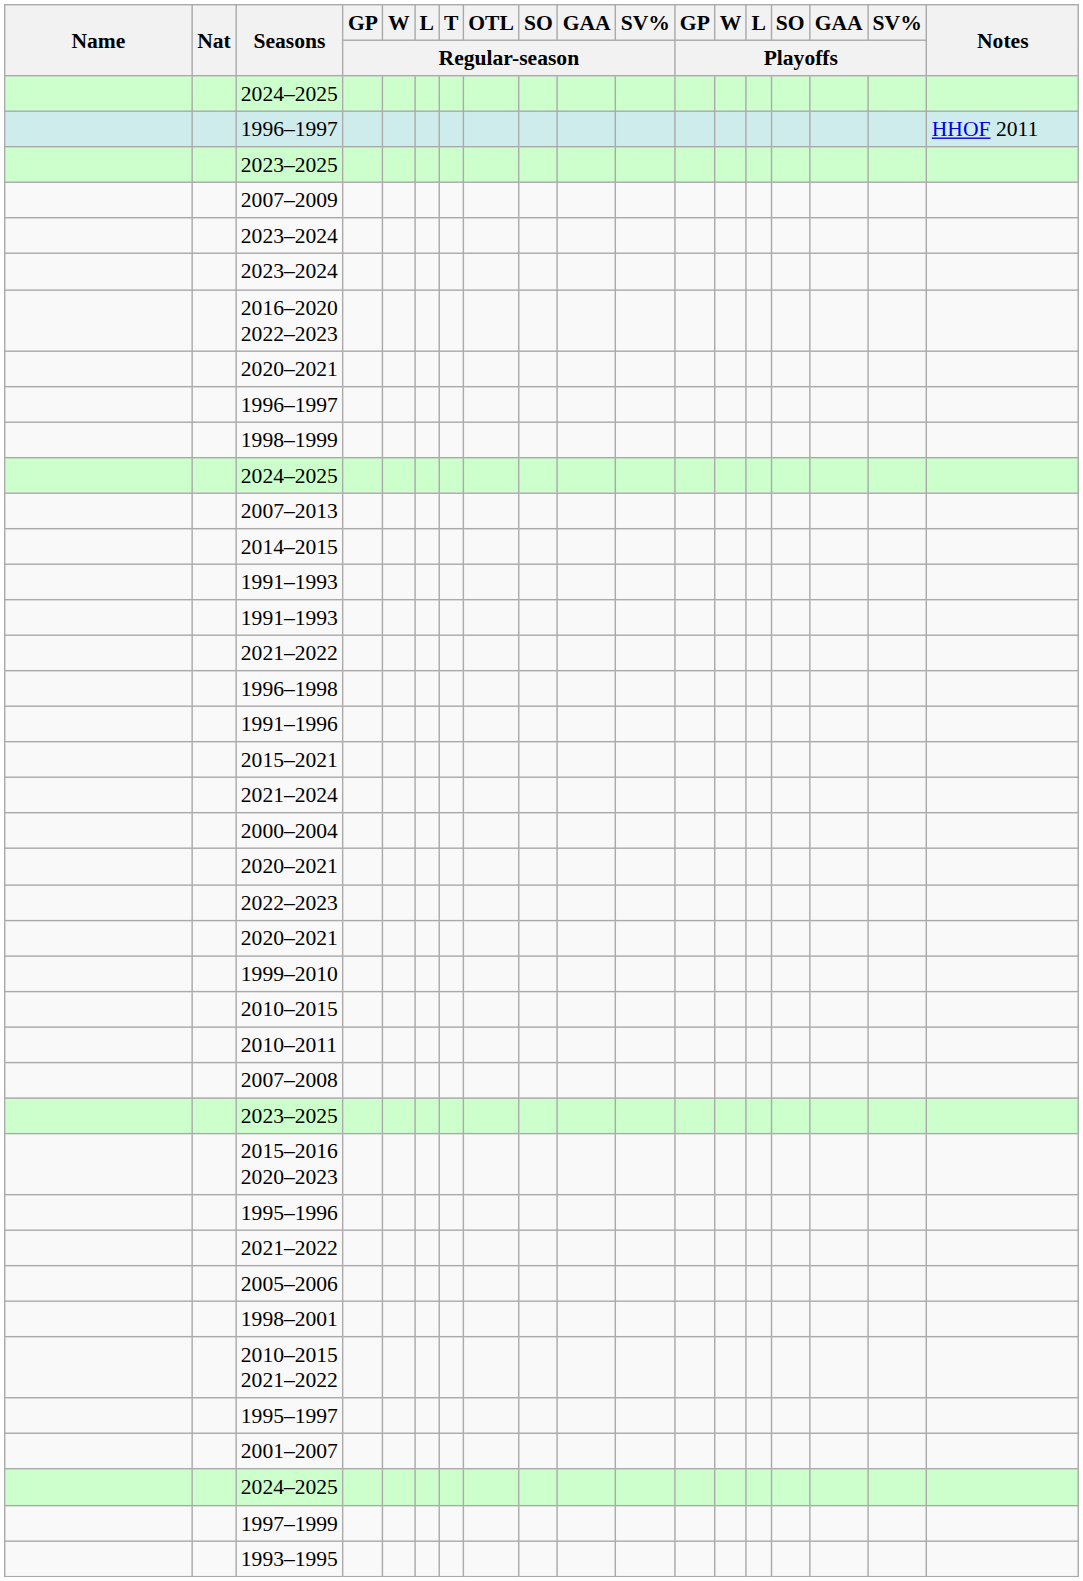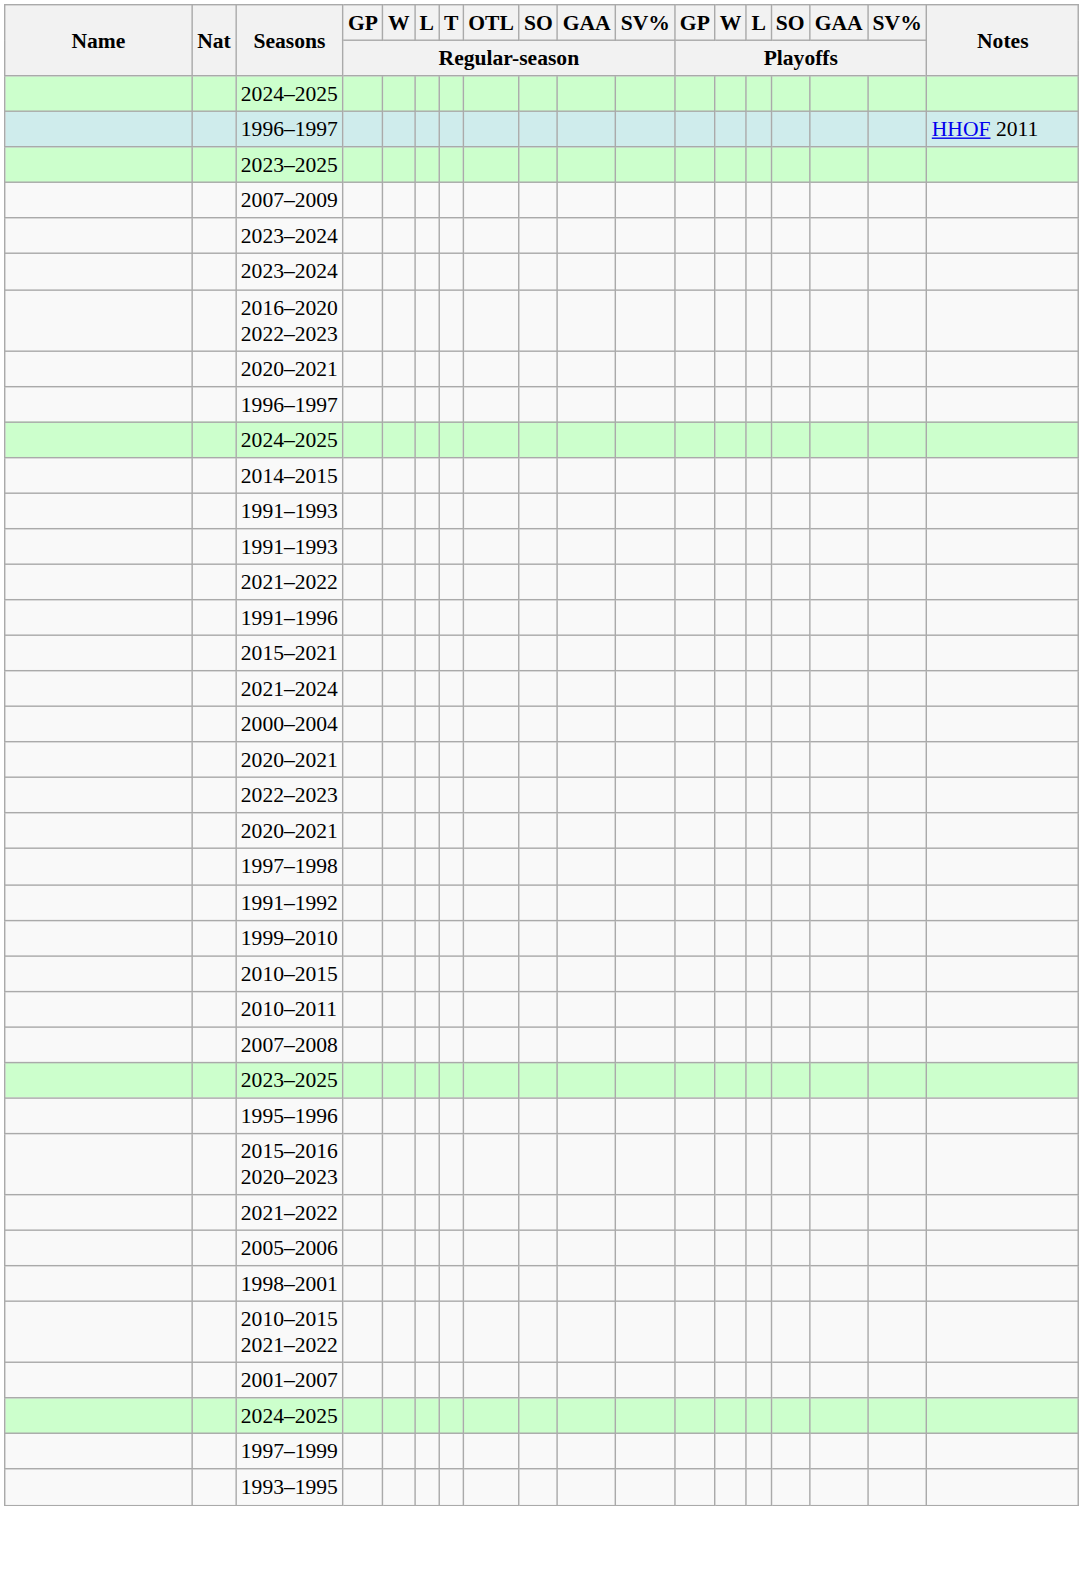- row: (98, 440)
- row: (98, 511)
- row: (98, 689)
+ row: (98, 867)
+ row: (98, 902)
rows swapped: (98, 1164) <-> (98, 1213)
- row: (98, 1416)
